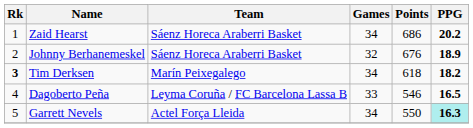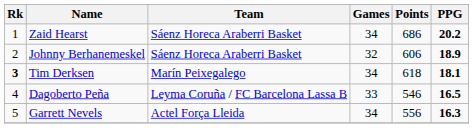(412, 53) 676 -> (412, 53) 606
(450, 73) 18.2 -> (450, 73) 18.1
(412, 113) 550 -> (412, 113) 556
(450, 113) paleturquoise background -> (450, 113) no background
